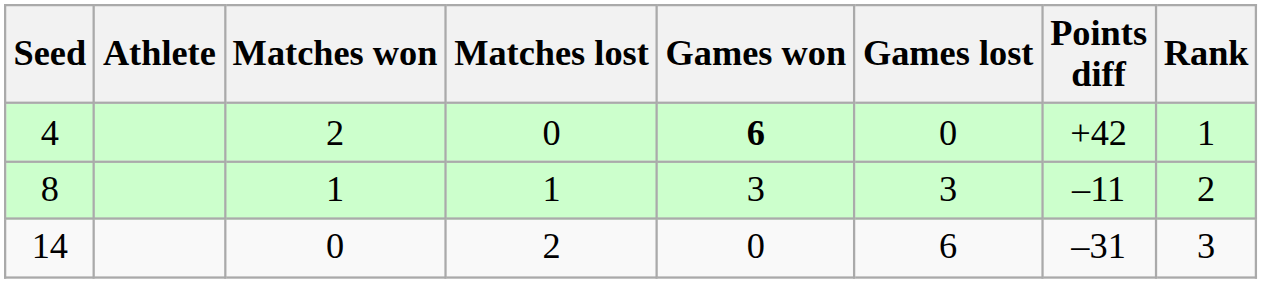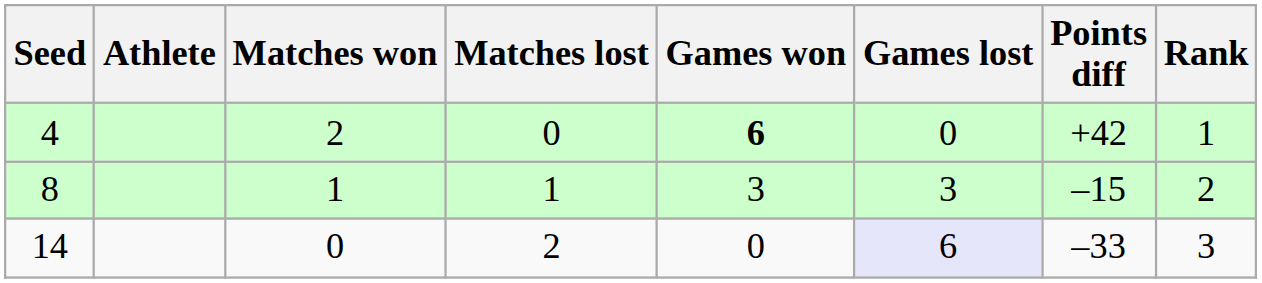(1099, 189) –11 -> (1099, 189) –15
(948, 246) no background -> (948, 246) lavender background
(1099, 246) –31 -> (1099, 246) –33
